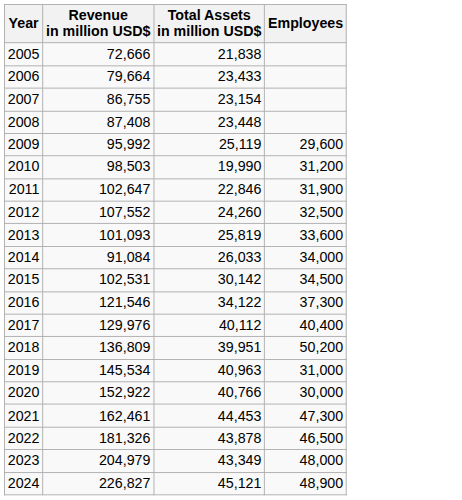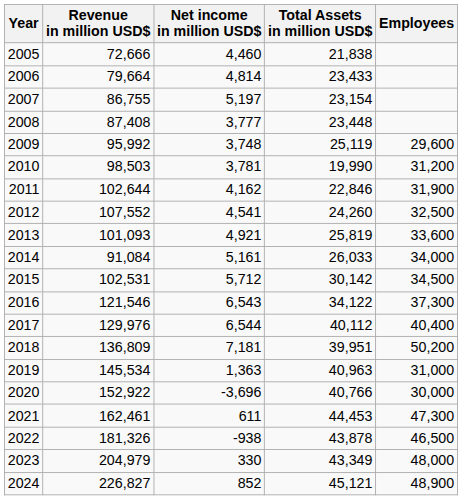+ column: (209, 23)
(125, 189) 102,647 -> (125, 189) 102,644
